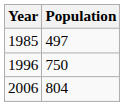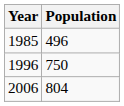(57, 40) 497 -> (57, 40) 496
